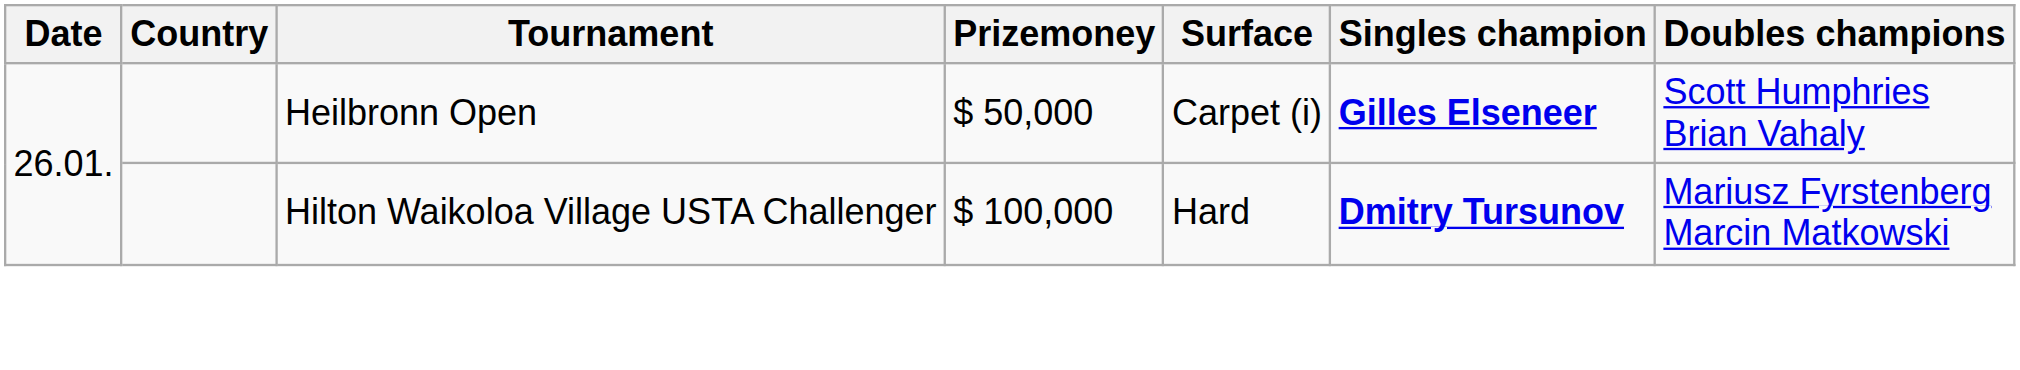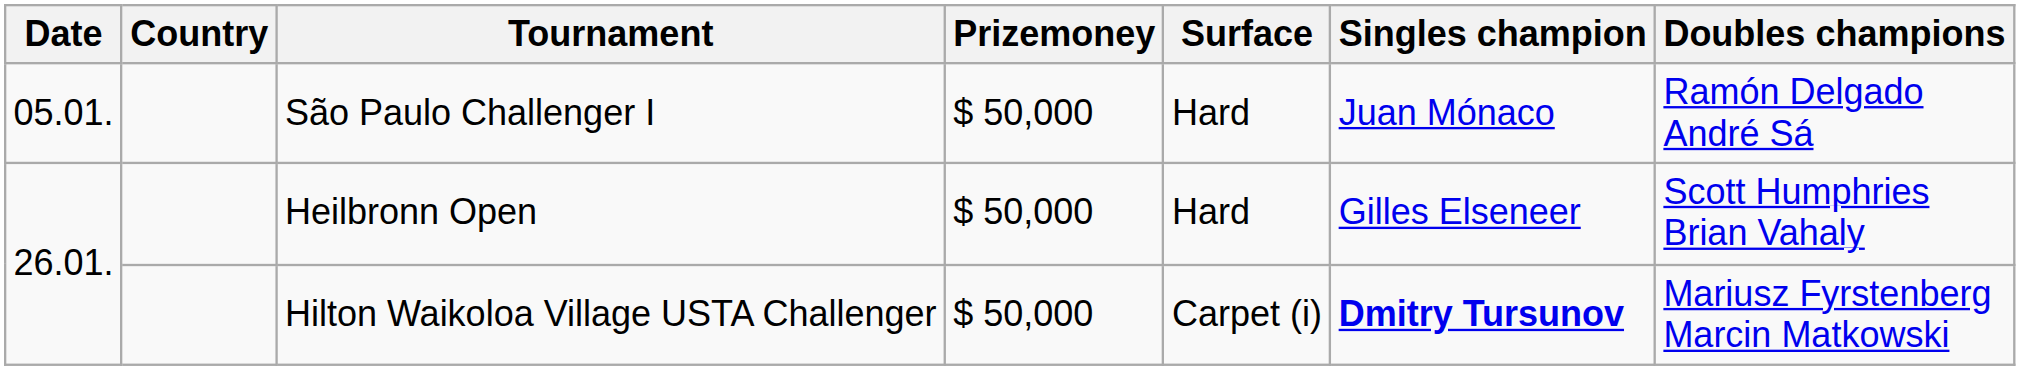+ row: (470, 112)
(1247, 112) Carpet (i) -> (1211, 212) Hard
(1468, 112) bold -> (1460, 212) normal
(1033, 212) $ 100,000 -> (1023, 312) $ 50,000
(1211, 212) Hard -> (1247, 312) Carpet (i)
